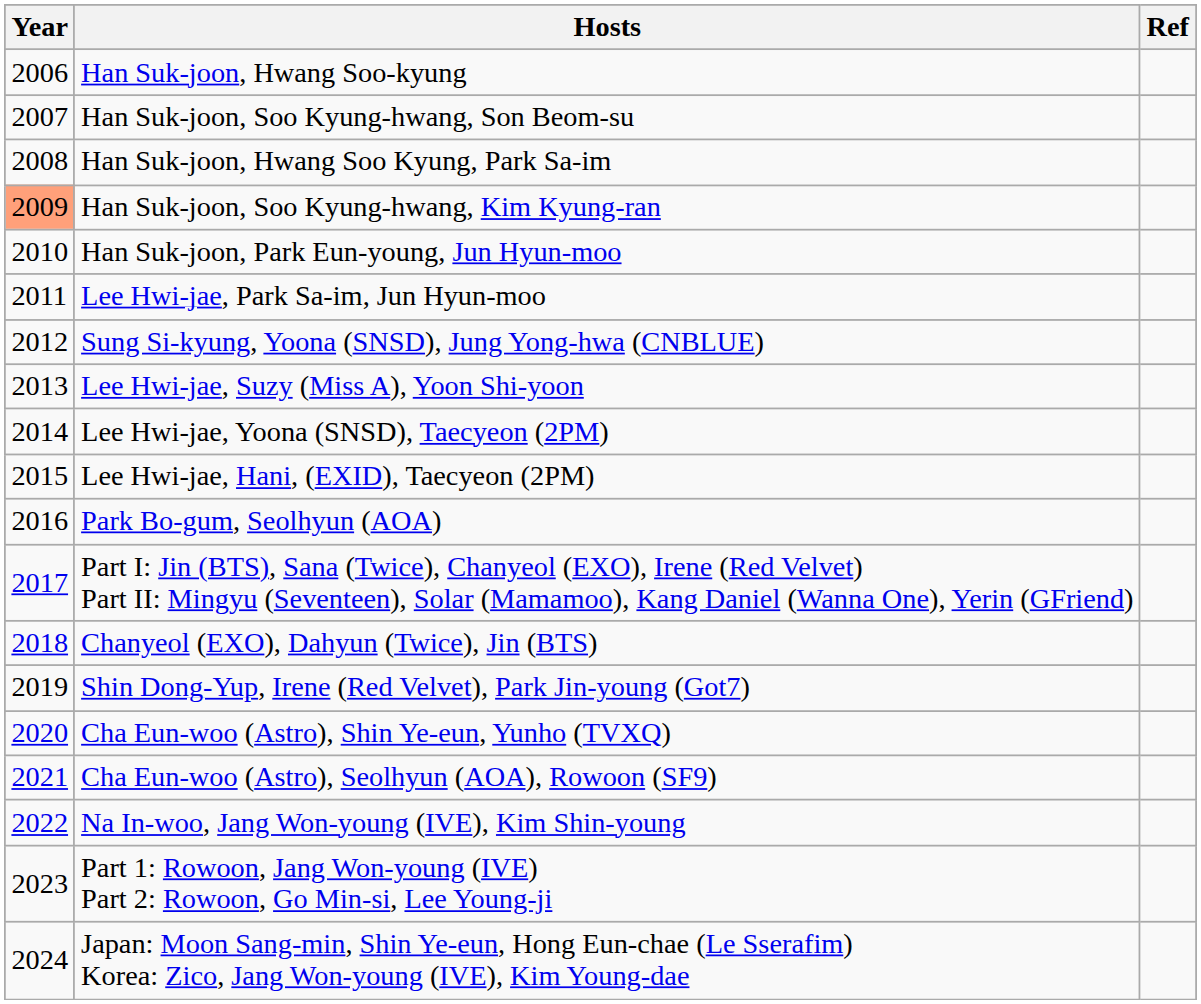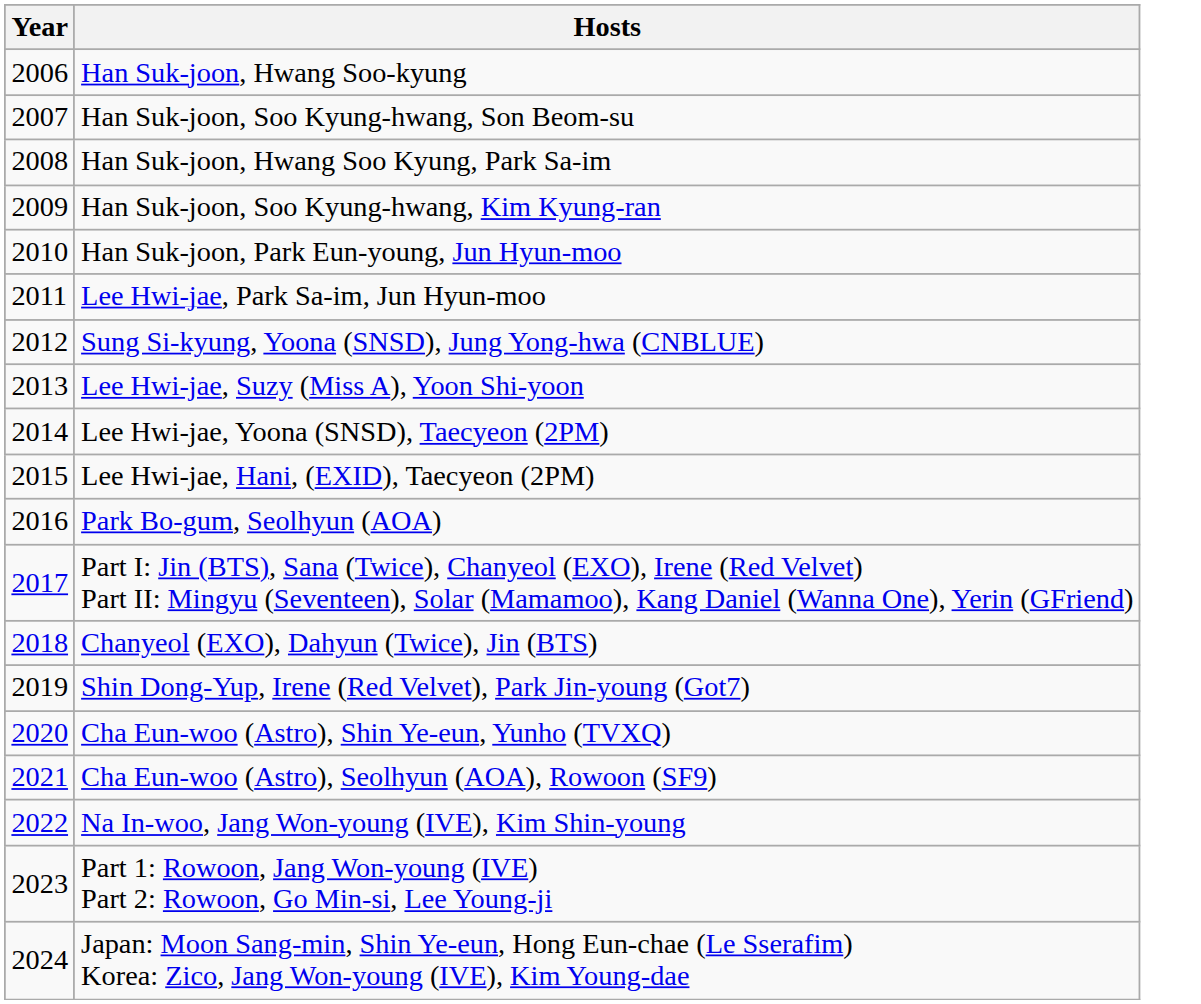- column: (1168, 26)
(40, 206) lightsalmon background -> (40, 206) no background
